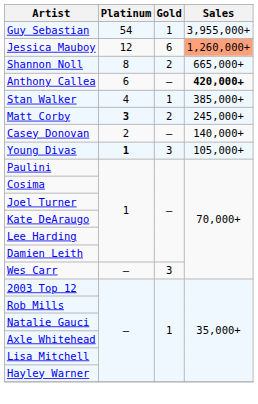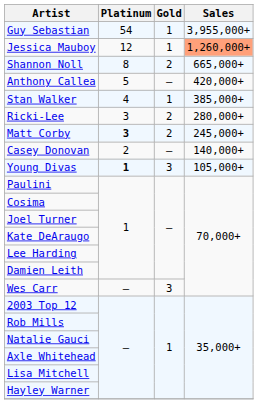(169, 47) 6 -> (169, 47) 1
(126, 82) 6 -> (126, 82) 5
(218, 82) bold -> (218, 82) normal
+ row: (35, 116)
